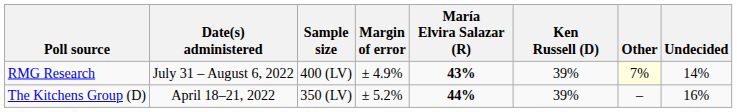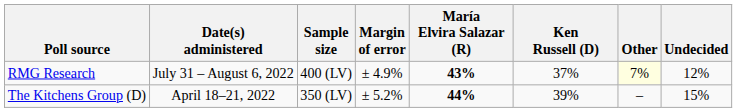(566, 73) 39% -> (566, 73) 37%
(696, 73) 14% -> (696, 73) 12%
(696, 96) 16% -> (696, 96) 15%
